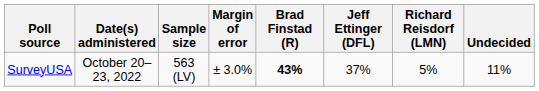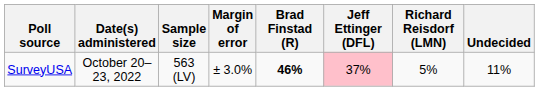(290, 69) 43% -> (290, 69) 46%
(358, 69) no background -> (358, 69) pink background
